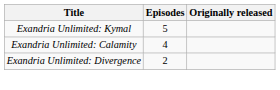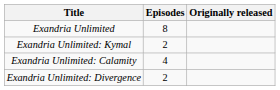+ row: (74, 28)
(165, 28) 5 -> (165, 45) 2
